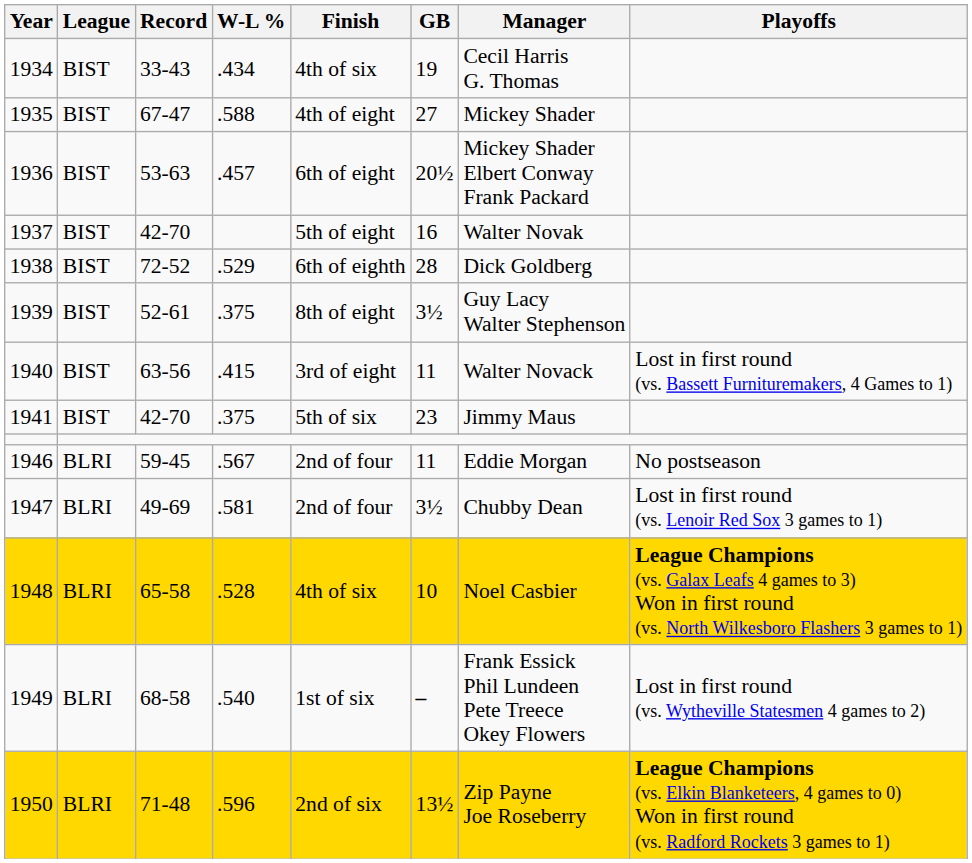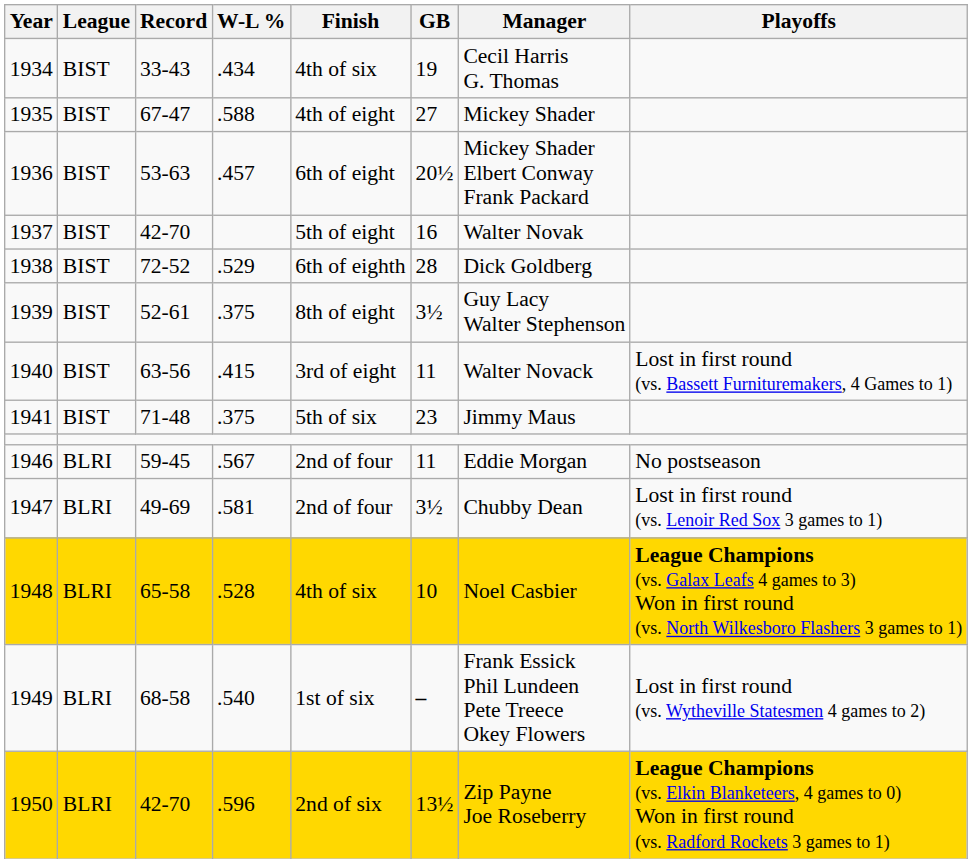(165, 417) 42-70 -> (165, 417) 71-48
(165, 804) 71-48 -> (165, 804) 42-70
